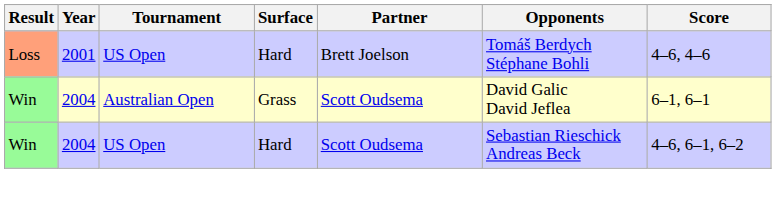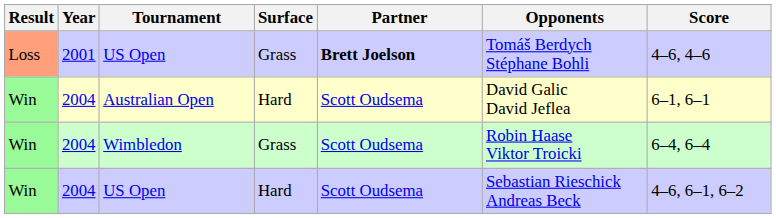(275, 53) Hard -> (277, 53) Grass
(365, 53) normal -> (368, 53) bold
(277, 99) Grass -> (275, 99) Hard
+ row: (23, 145)
